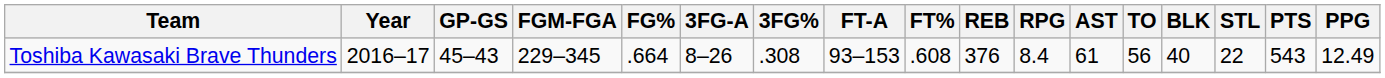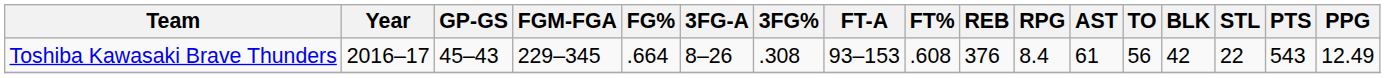(1178, 55) 40 -> (1178, 55) 42
